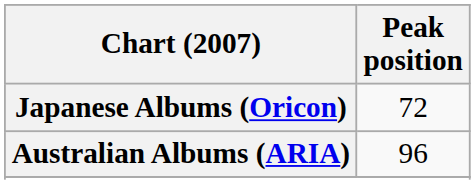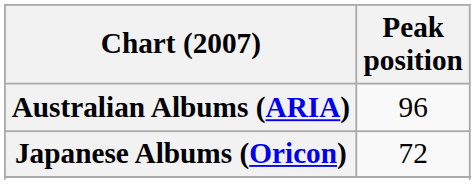rows swapped: (181, 153) <-> (181, 107)
